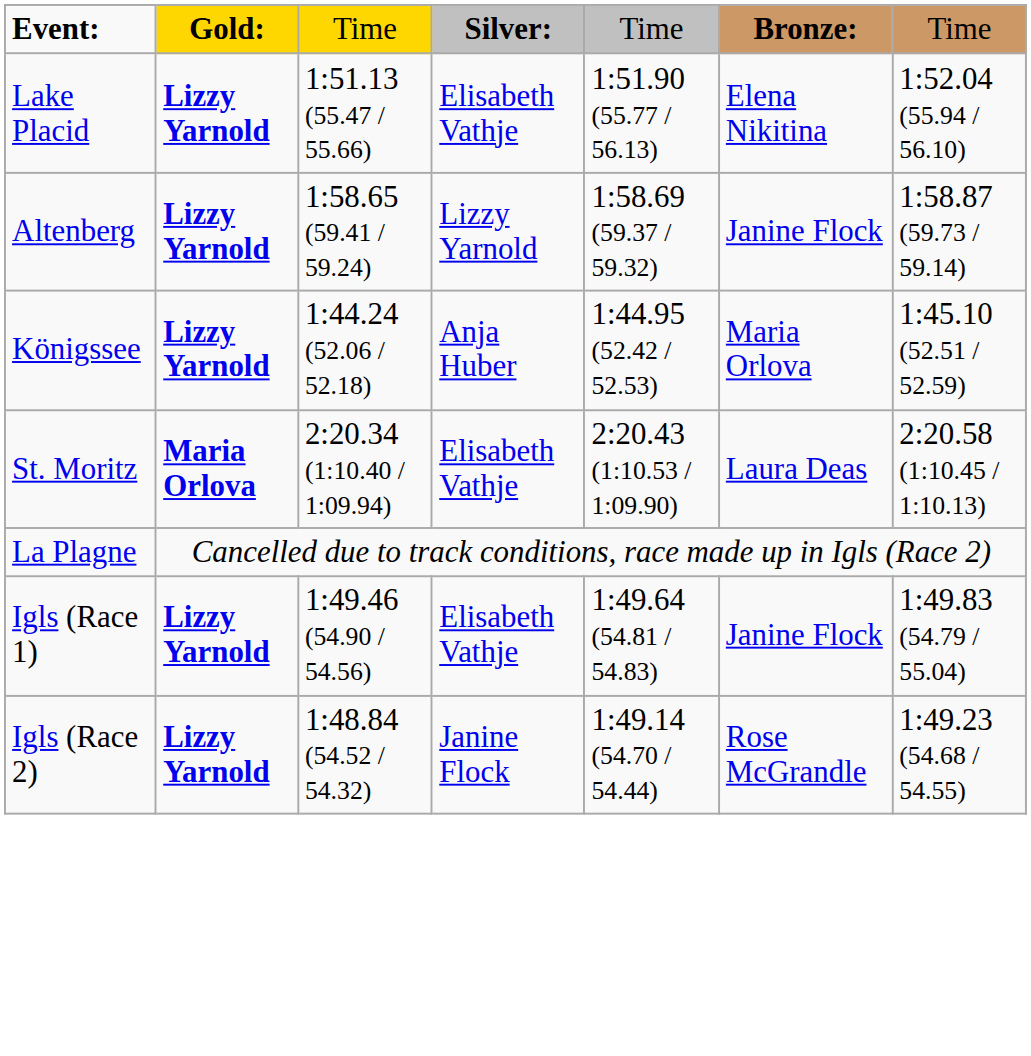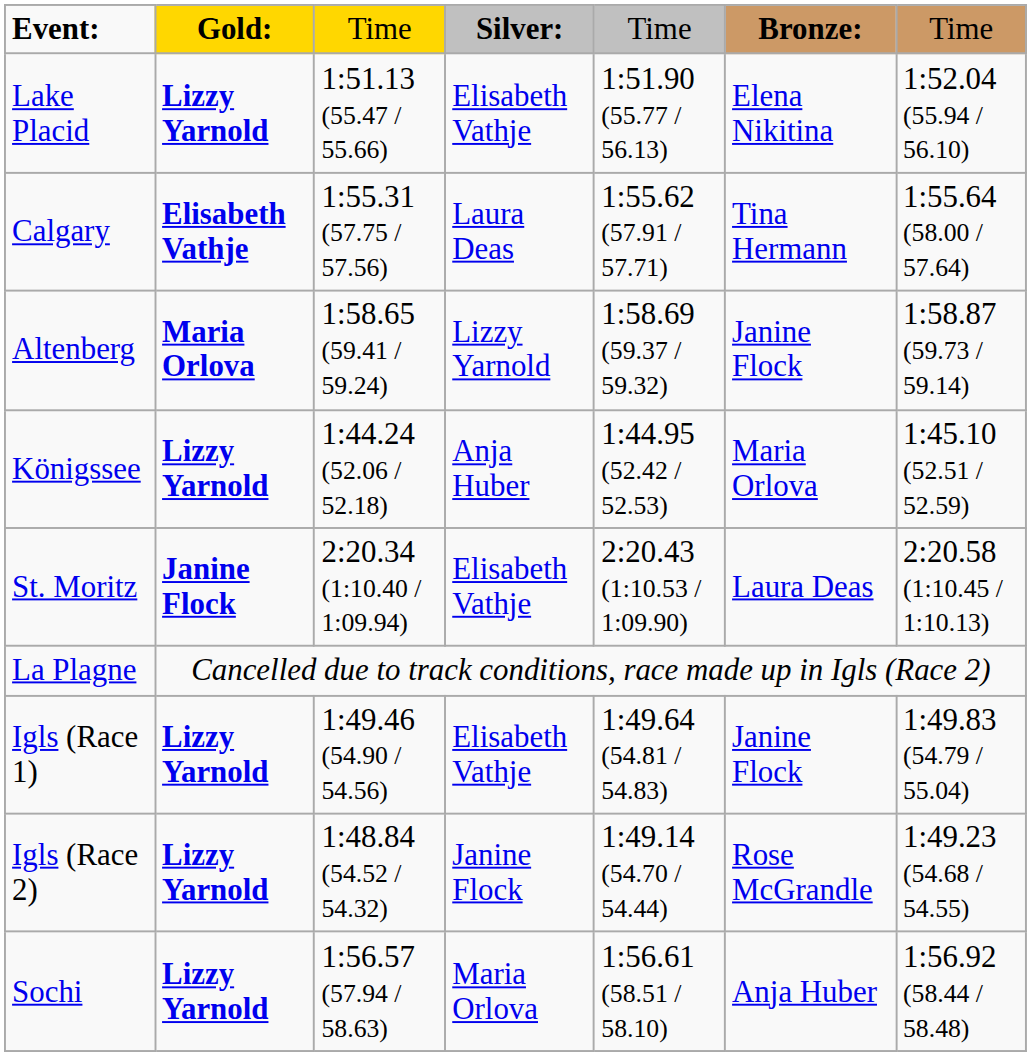+ row: (61, 231)
(216, 231) Lizzy Yarnold -> (208, 349) Maria Orlova
(210, 468) Maria Orlova -> (206, 586) Janine Flock
+ row: (47, 990)
